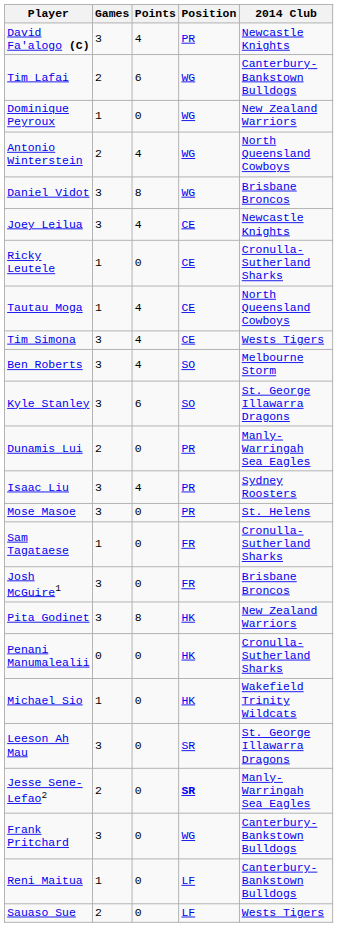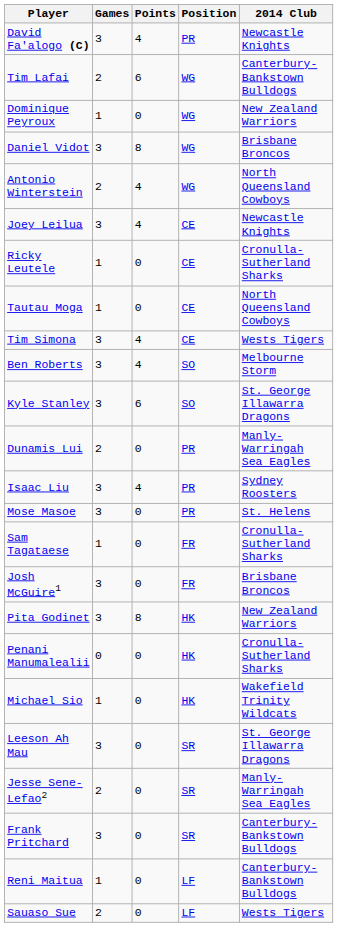rows swapped: (48, 193) <-> (45, 154)
(138, 308) 4 -> (138, 308) 0
(188, 791) bold -> (188, 791) normal
(188, 836) WG -> (188, 836) SR
